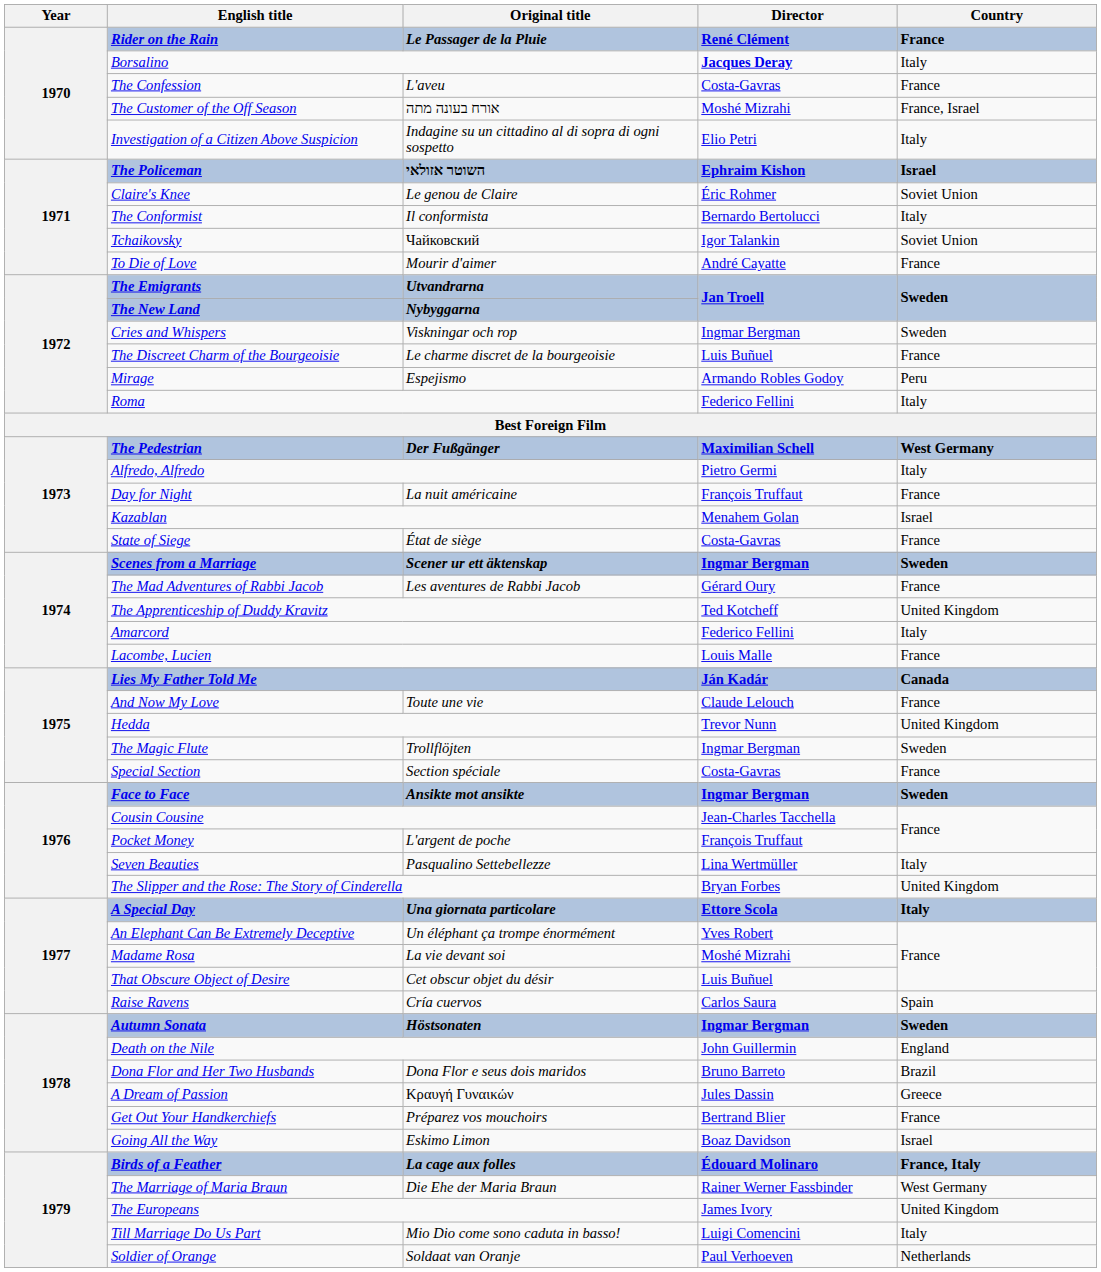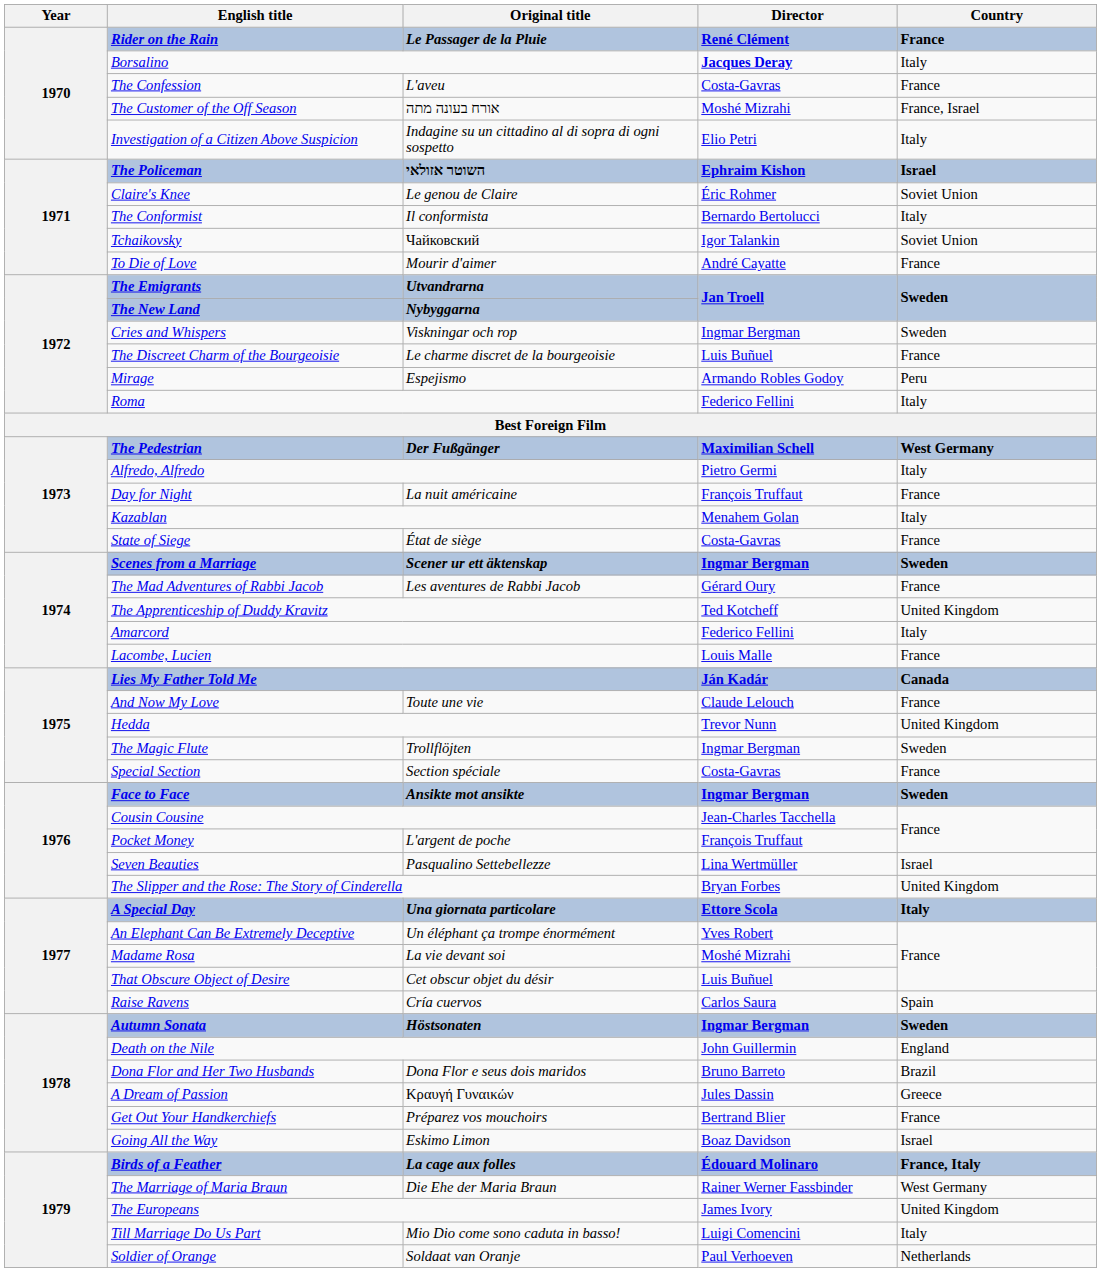(917, 517) Israel -> (914, 517) Italy
(914, 863) Italy -> (917, 863) Israel
